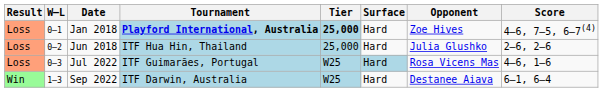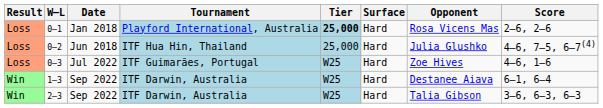(220, 30) bold -> (220, 29) normal
(436, 30) Zoe Hives -> (454, 29) Rosa Vicens Mas
(550, 30) 4–6, 7–5, 6–7(4) -> (527, 29) 2–6, 2–6
(527, 47) 2–6, 2–6 -> (550, 46) 4–6, 7–5, 6–7(4)
(375, 63) lightblue background -> (375, 63) no background
(454, 63) Rosa Vicens Mas -> (436, 63) Zoe Hives
+ row: (55, 96)
